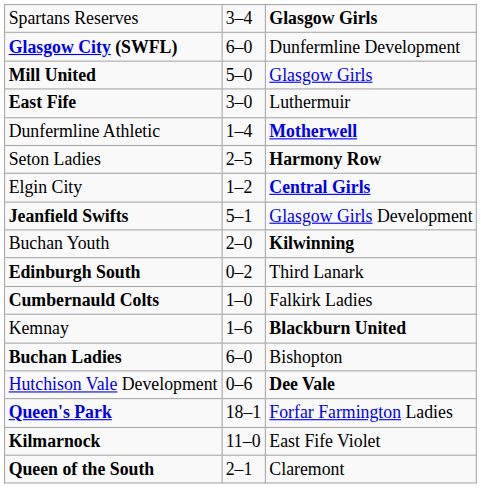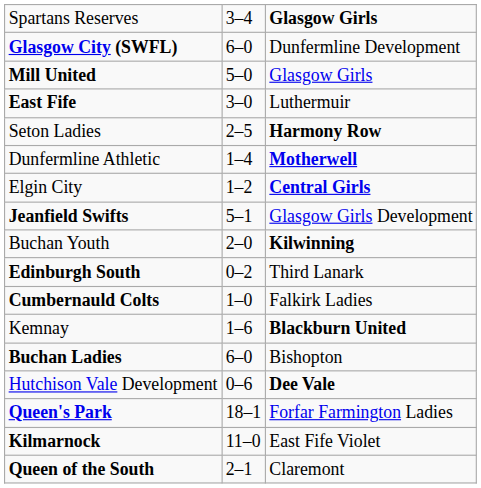rows swapped: (84, 131) <-> (55, 159)
